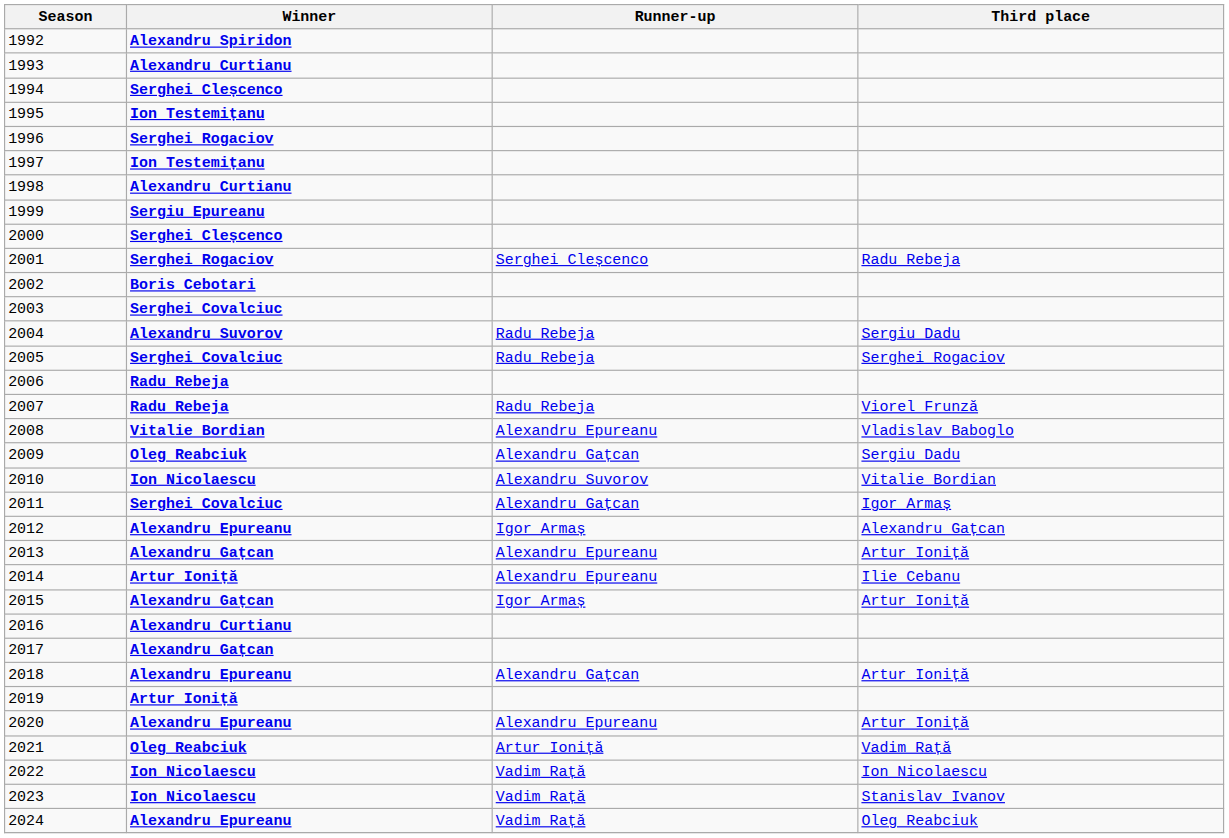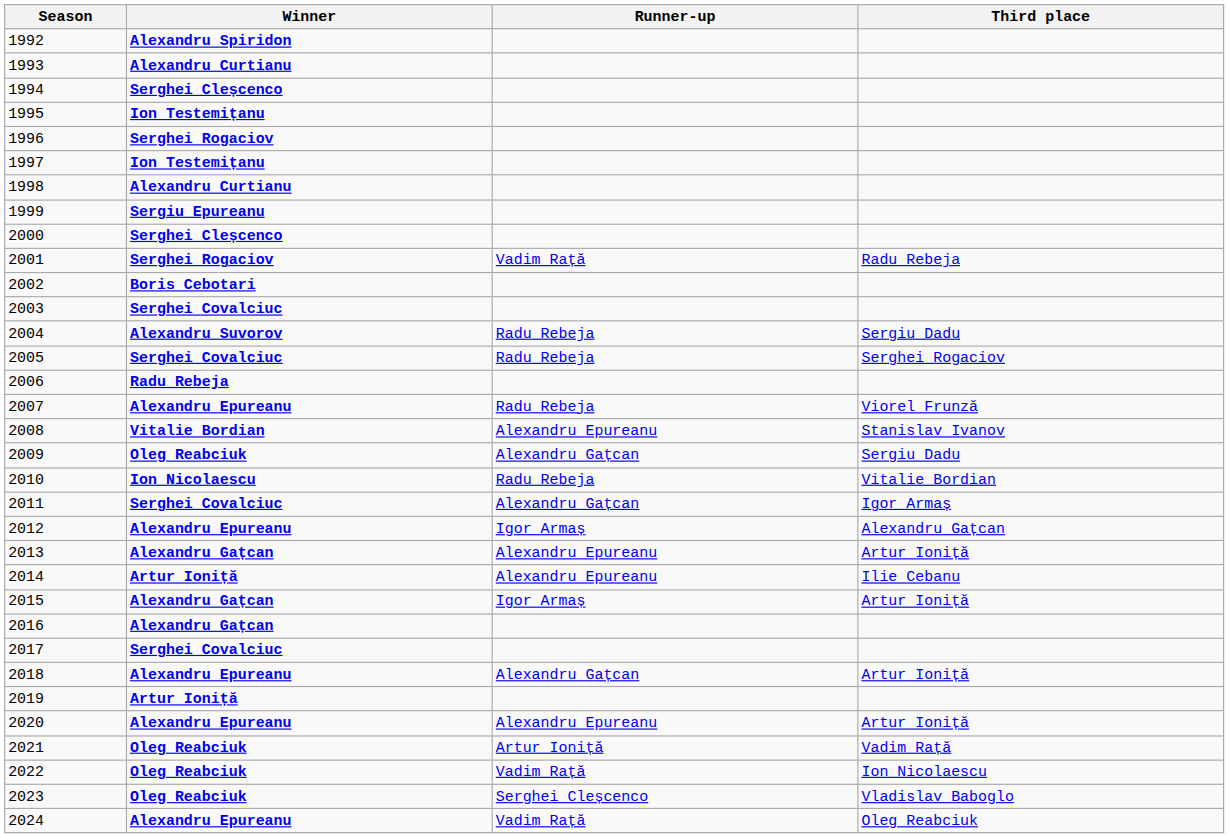(572, 260) Serghei Cleșcenco -> (541, 260) Vadim Rață
(179, 407) Radu Rebeja -> (211, 407) Alexandru Epureanu
(938, 431) Vladislav Baboglo -> (933, 431) Stanislav Ivanov
(572, 480) Alexandru Suvorov -> (545, 480) Radu Rebeja
(211, 626) Alexandru Curtianu -> (202, 626) Alexandru Gațcan
(202, 650) Alexandru Gațcan -> (206, 650) Serghei Covalciuc
(193, 772) Ion Nicolaescu -> (188, 772) Oleg Reabciuk
(193, 796) Ion Nicolaescu -> (188, 796) Oleg Reabciuk
(541, 796) Vadim Rață -> (572, 796) Serghei Cleșcenco
(933, 796) Stanislav Ivanov -> (938, 796) Vladislav Baboglo
